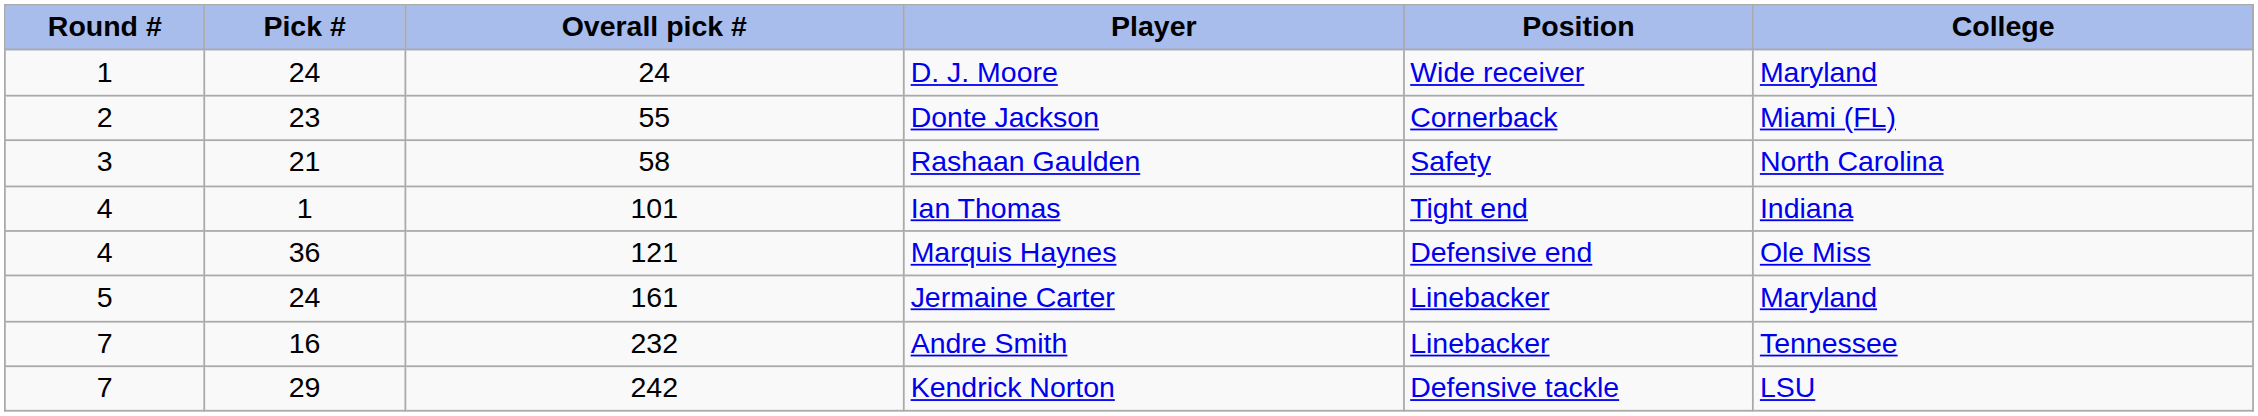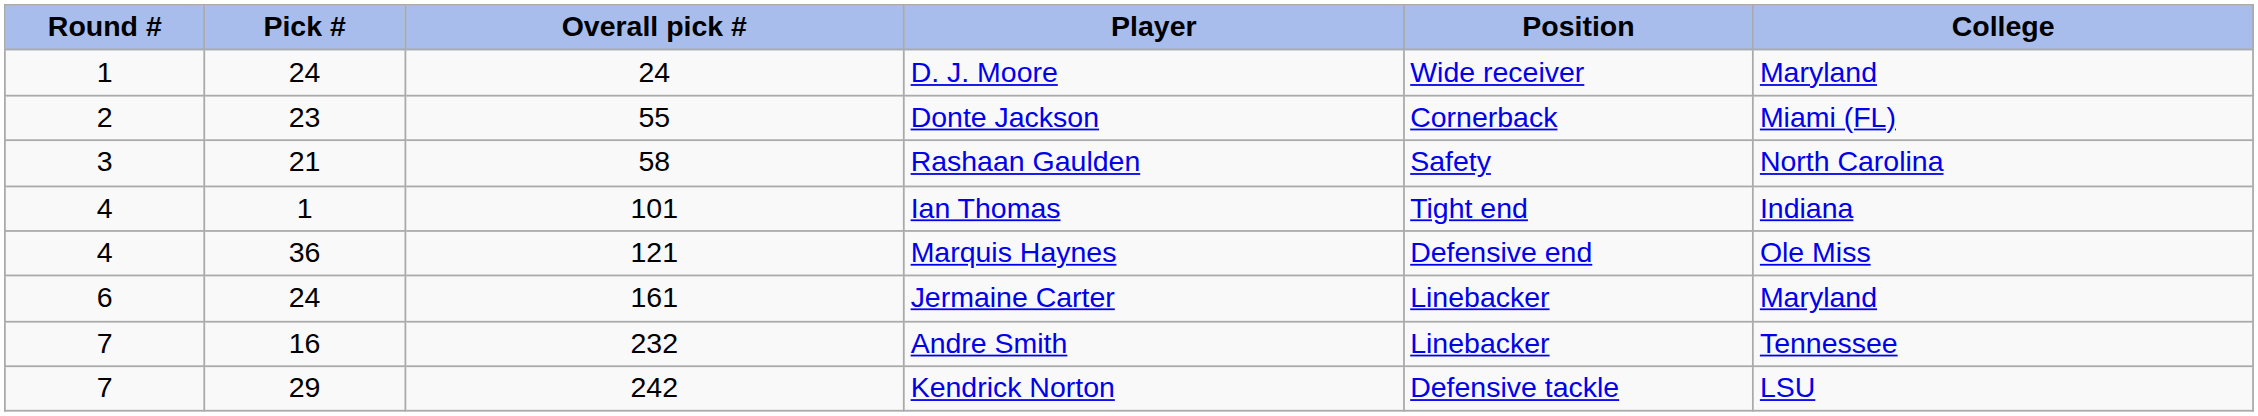(105, 298) 5 -> (105, 298) 6
